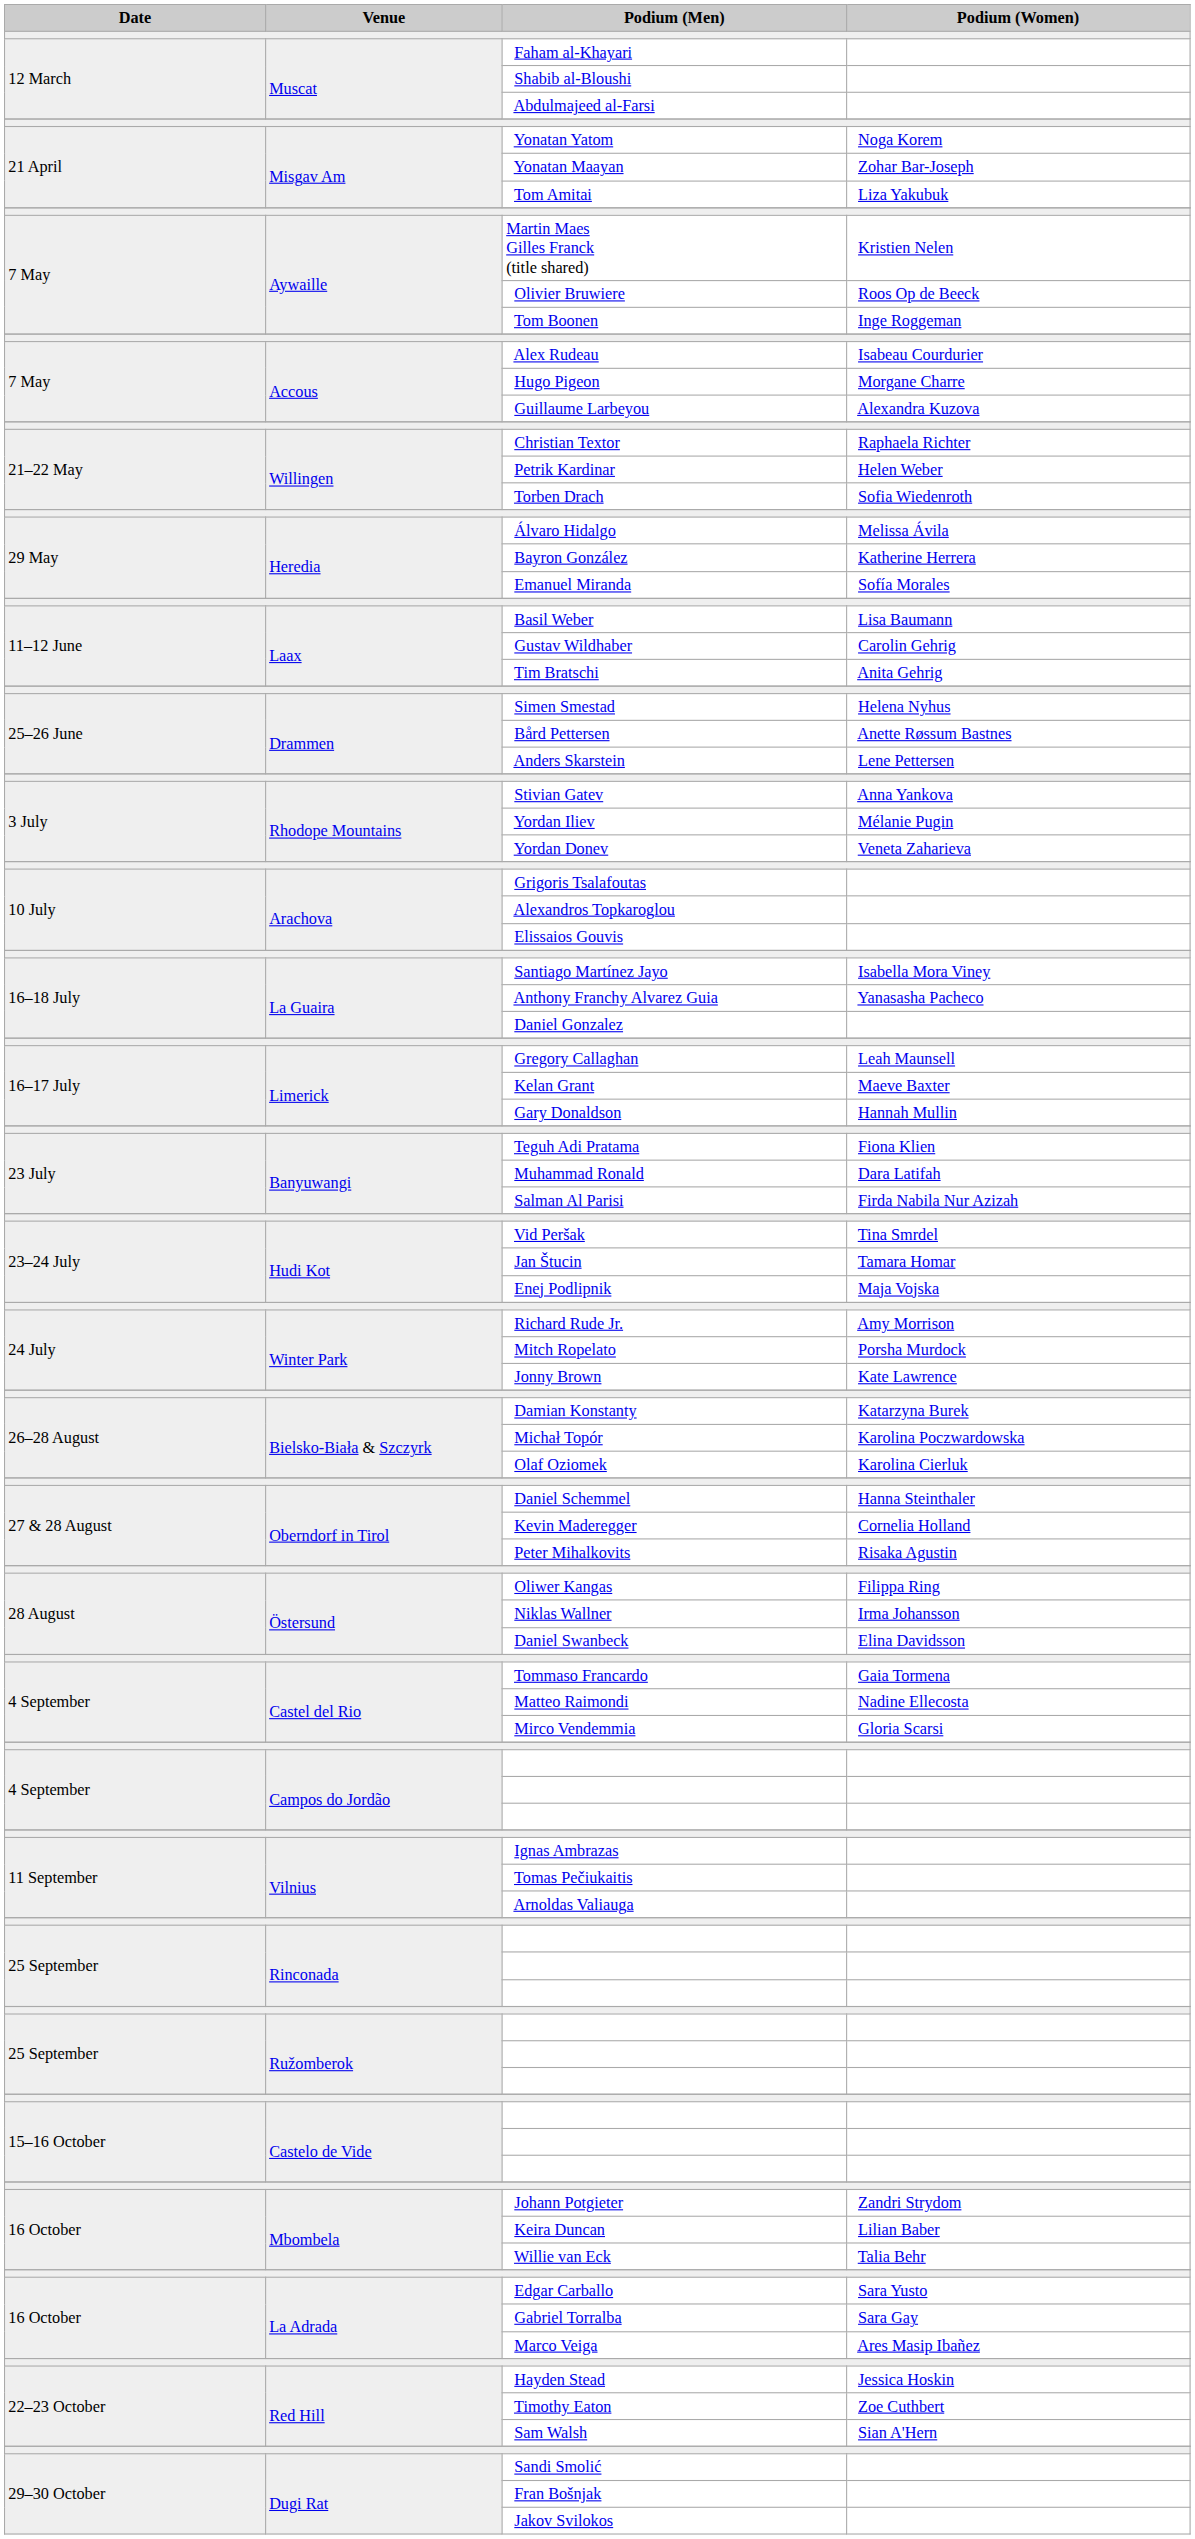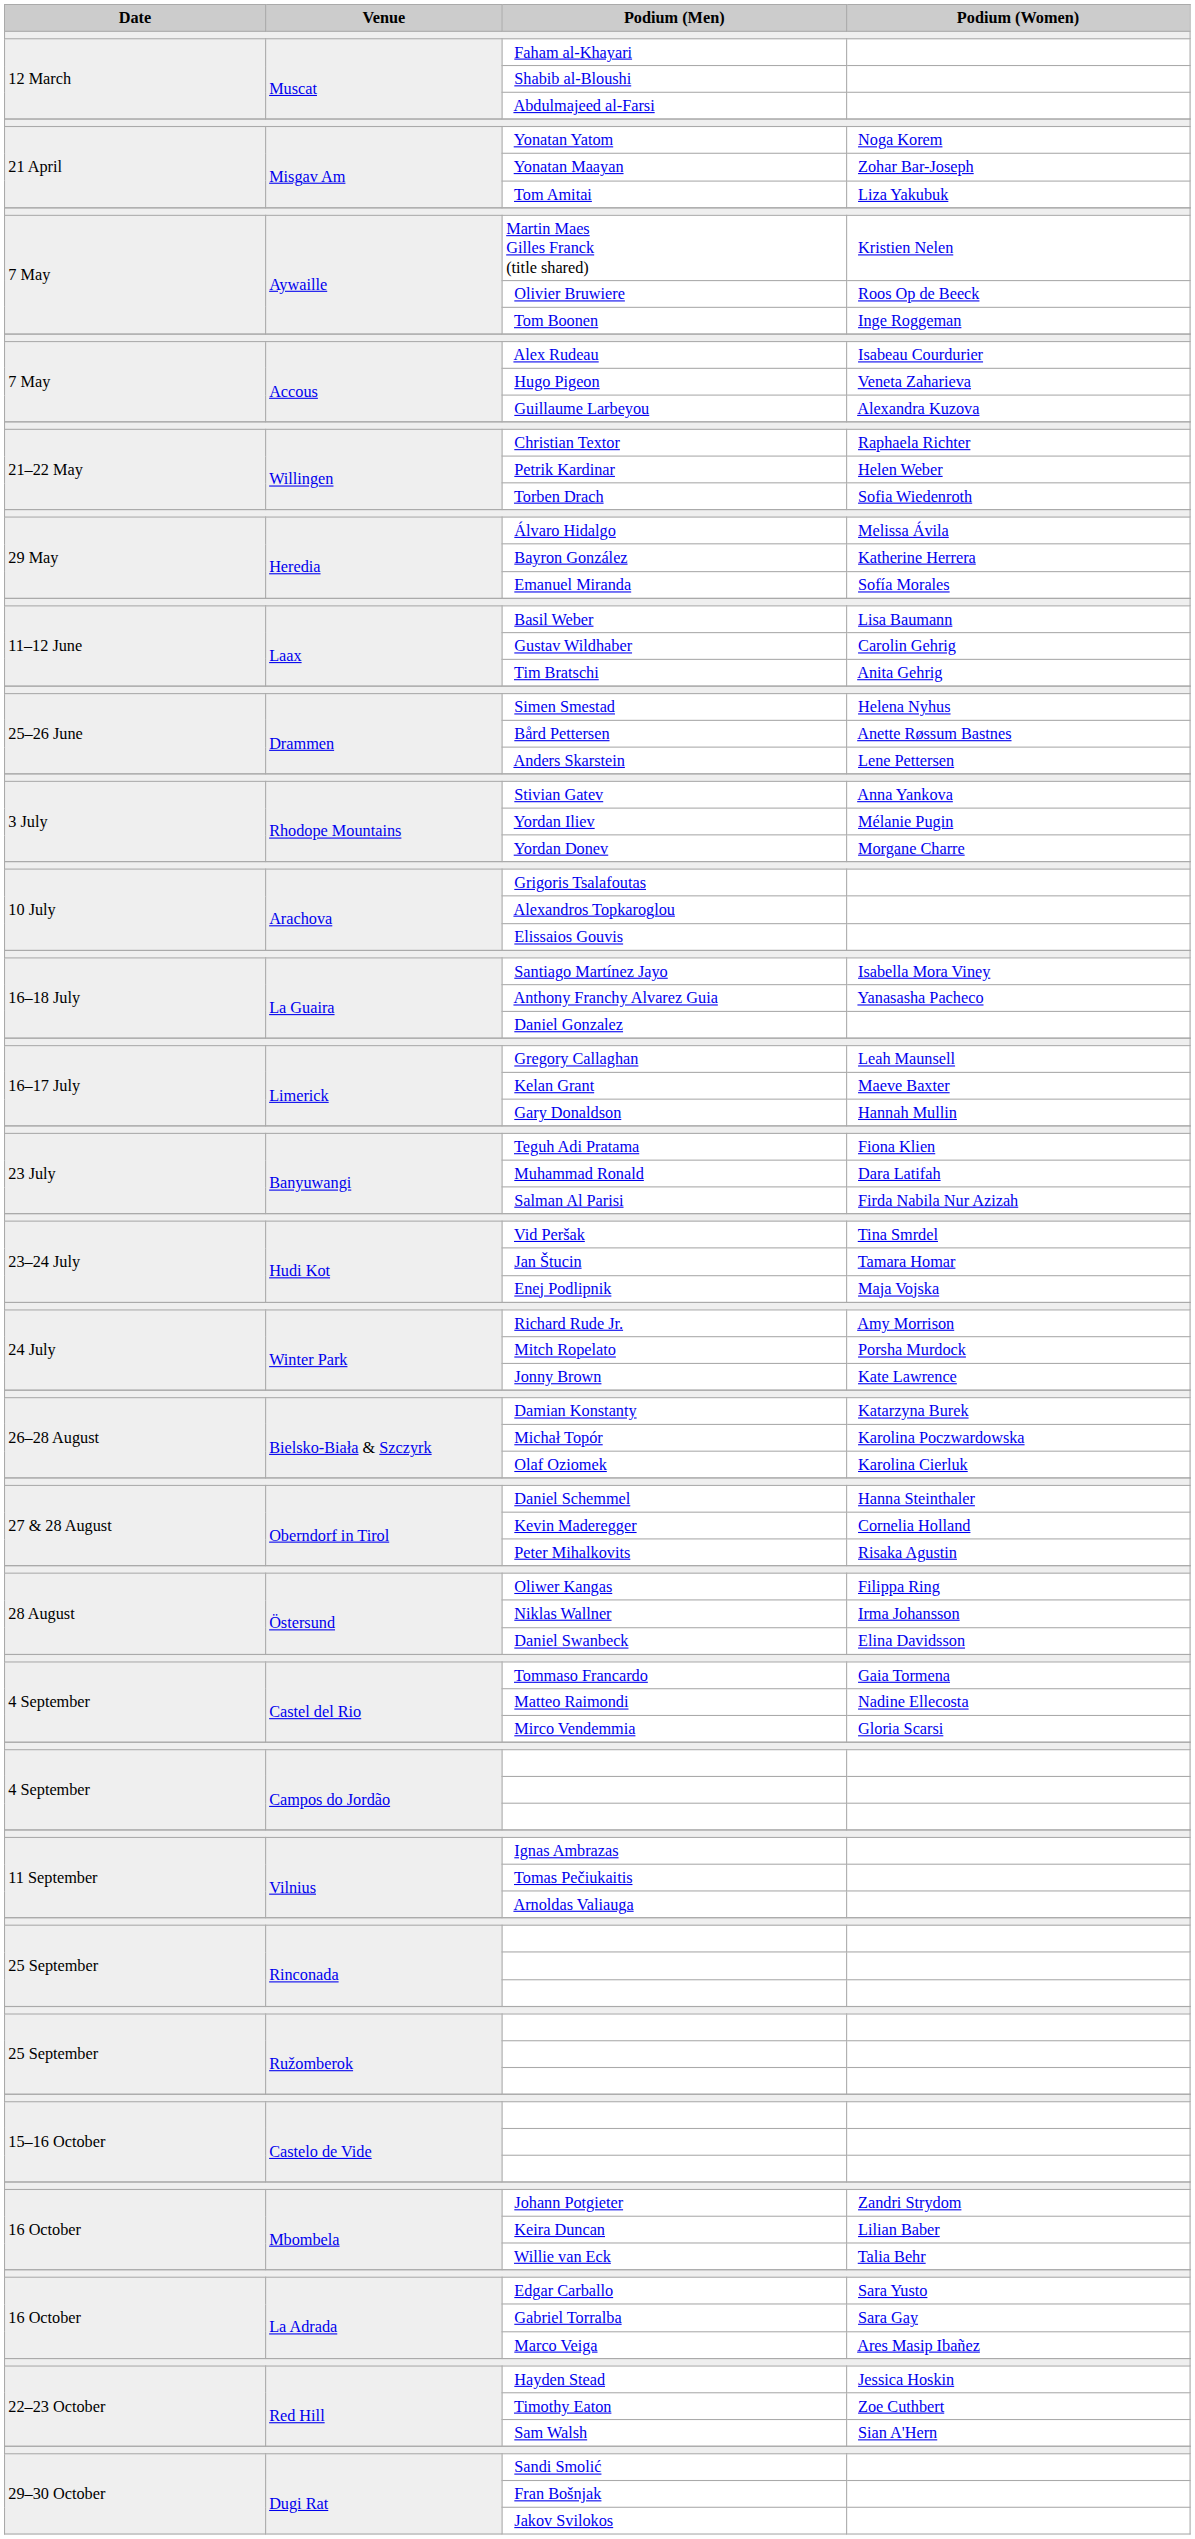(907, 381) Morgane Charre -> (910, 381) Veneta Zaharieva
(910, 848) Veneta Zaharieva -> (907, 848) Morgane Charre
